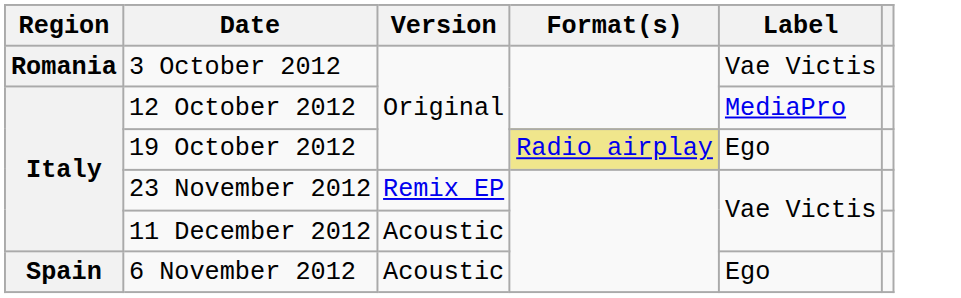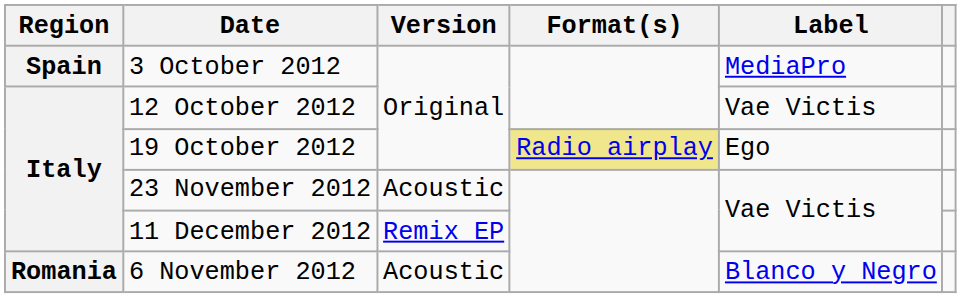(64, 67) Romania -> (64, 67) Spain
(801, 67) Vae Victis -> (786, 67) MediaPro
(786, 108) MediaPro -> (801, 108) Vae Victis
(444, 190) Remix EP -> (444, 190) Acoustic
(444, 231) Acoustic -> (444, 231) Remix EP
(64, 272) Spain -> (64, 272) Romania
(748, 272) Ego -> (831, 272) Blanco y Negro
